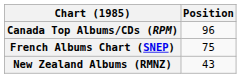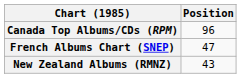(208, 47) 75 -> (208, 47) 47
